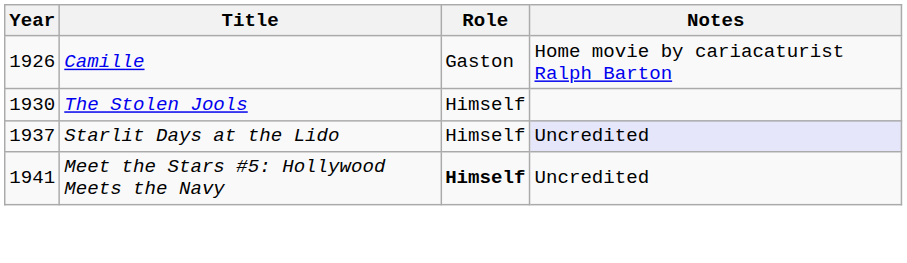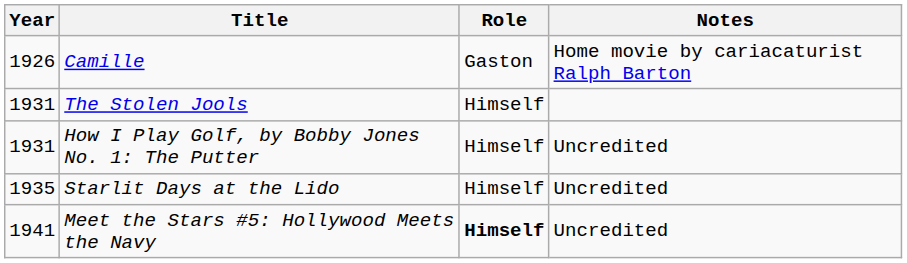(32, 105) 1930 -> (32, 105) 1931
+ row: (242, 147)
(32, 136) 1937 -> (32, 189) 1935
(592, 136) lavender background -> (611, 189) no background
